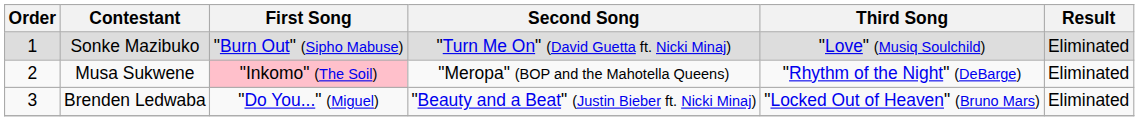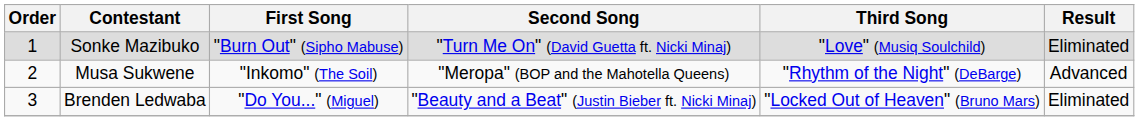(309, 73) pink background -> (309, 73) no background
(1089, 73) Eliminated -> (1089, 73) Advanced
